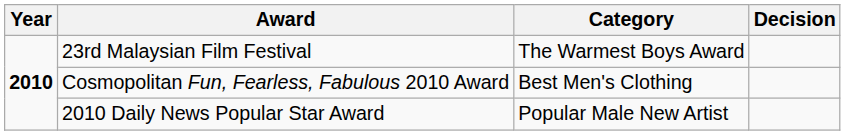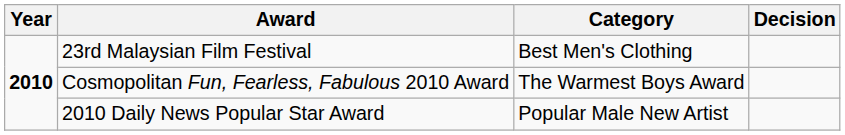(631, 51) The Warmest Boys Award -> (605, 51) Best Men's Clothing
(605, 82) Best Men's Clothing -> (631, 82) The Warmest Boys Award
